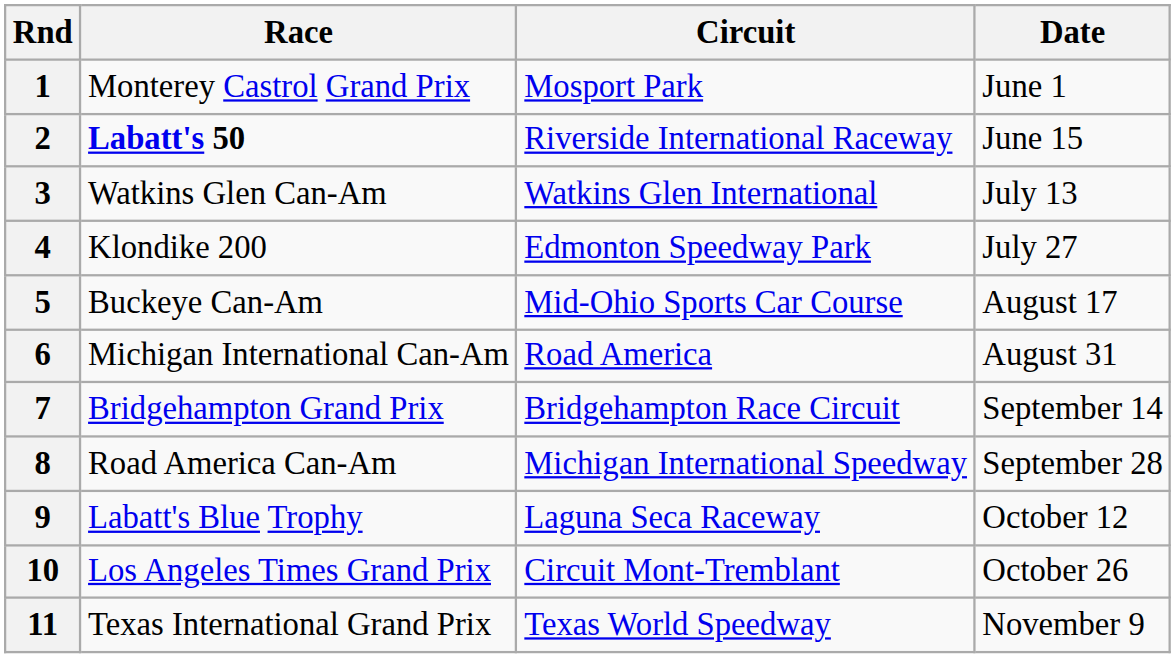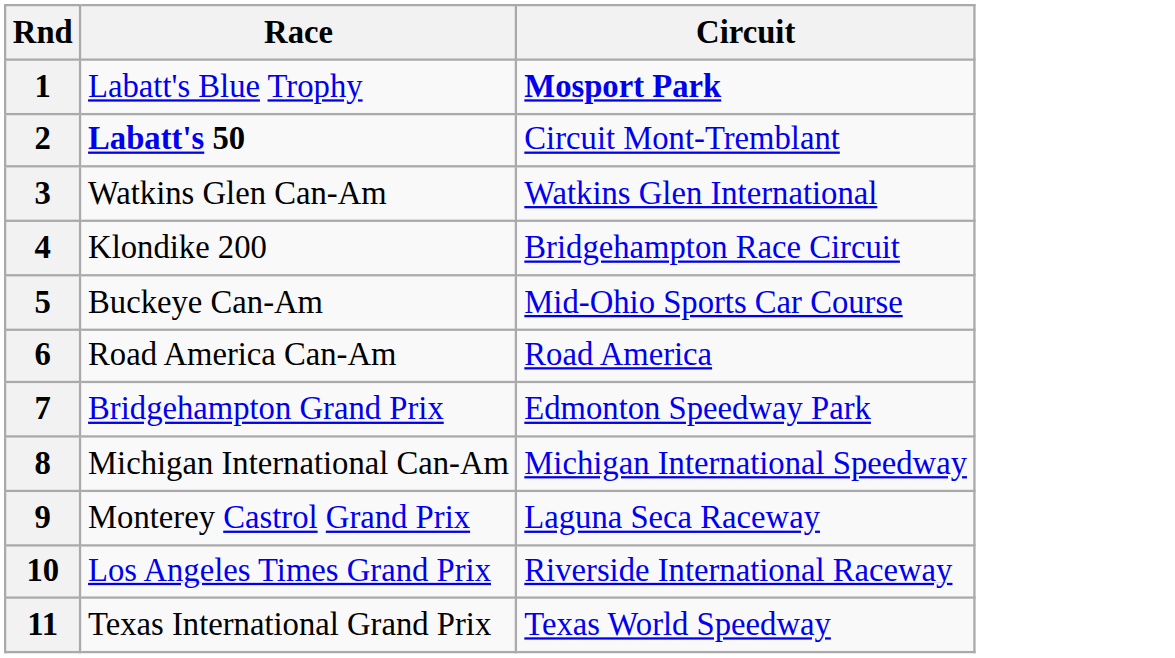- column: (1073, 31)
(279, 85) Monterey Castrol Grand Prix -> (225, 85) Labatt's Blue Trophy
(614, 85) normal -> (623, 85) bold
(738, 139) Riverside International Raceway -> (682, 139) Circuit Mont-Tremblant
(698, 247) Edmonton Speedway Park -> (712, 247) Bridgehampton Race Circuit
(299, 355) Michigan International Can-Am -> (242, 355) Road America Can-Am
(712, 409) Bridgehampton Race Circuit -> (698, 409) Edmonton Speedway Park
(242, 463) Road America Can-Am -> (299, 463) Michigan International Can-Am
(225, 517) Labatt's Blue Trophy -> (279, 517) Monterey Castrol Grand Prix
(682, 570) Circuit Mont-Tremblant -> (738, 570) Riverside International Raceway
